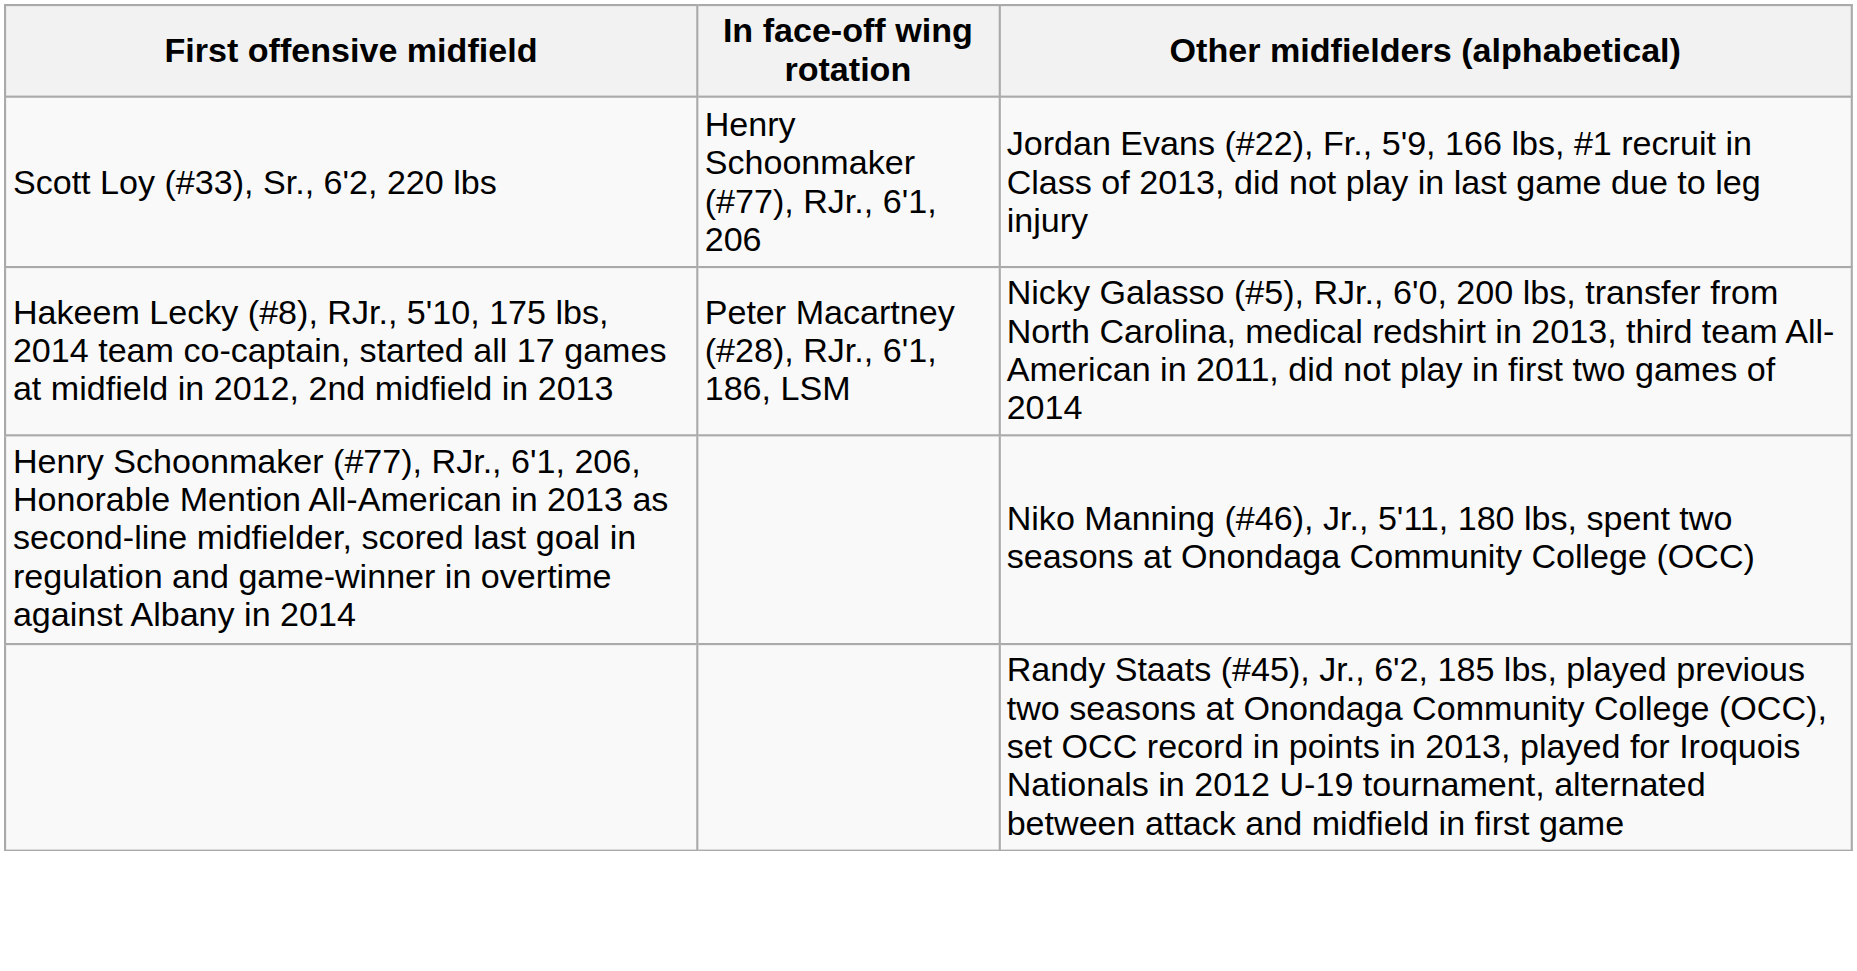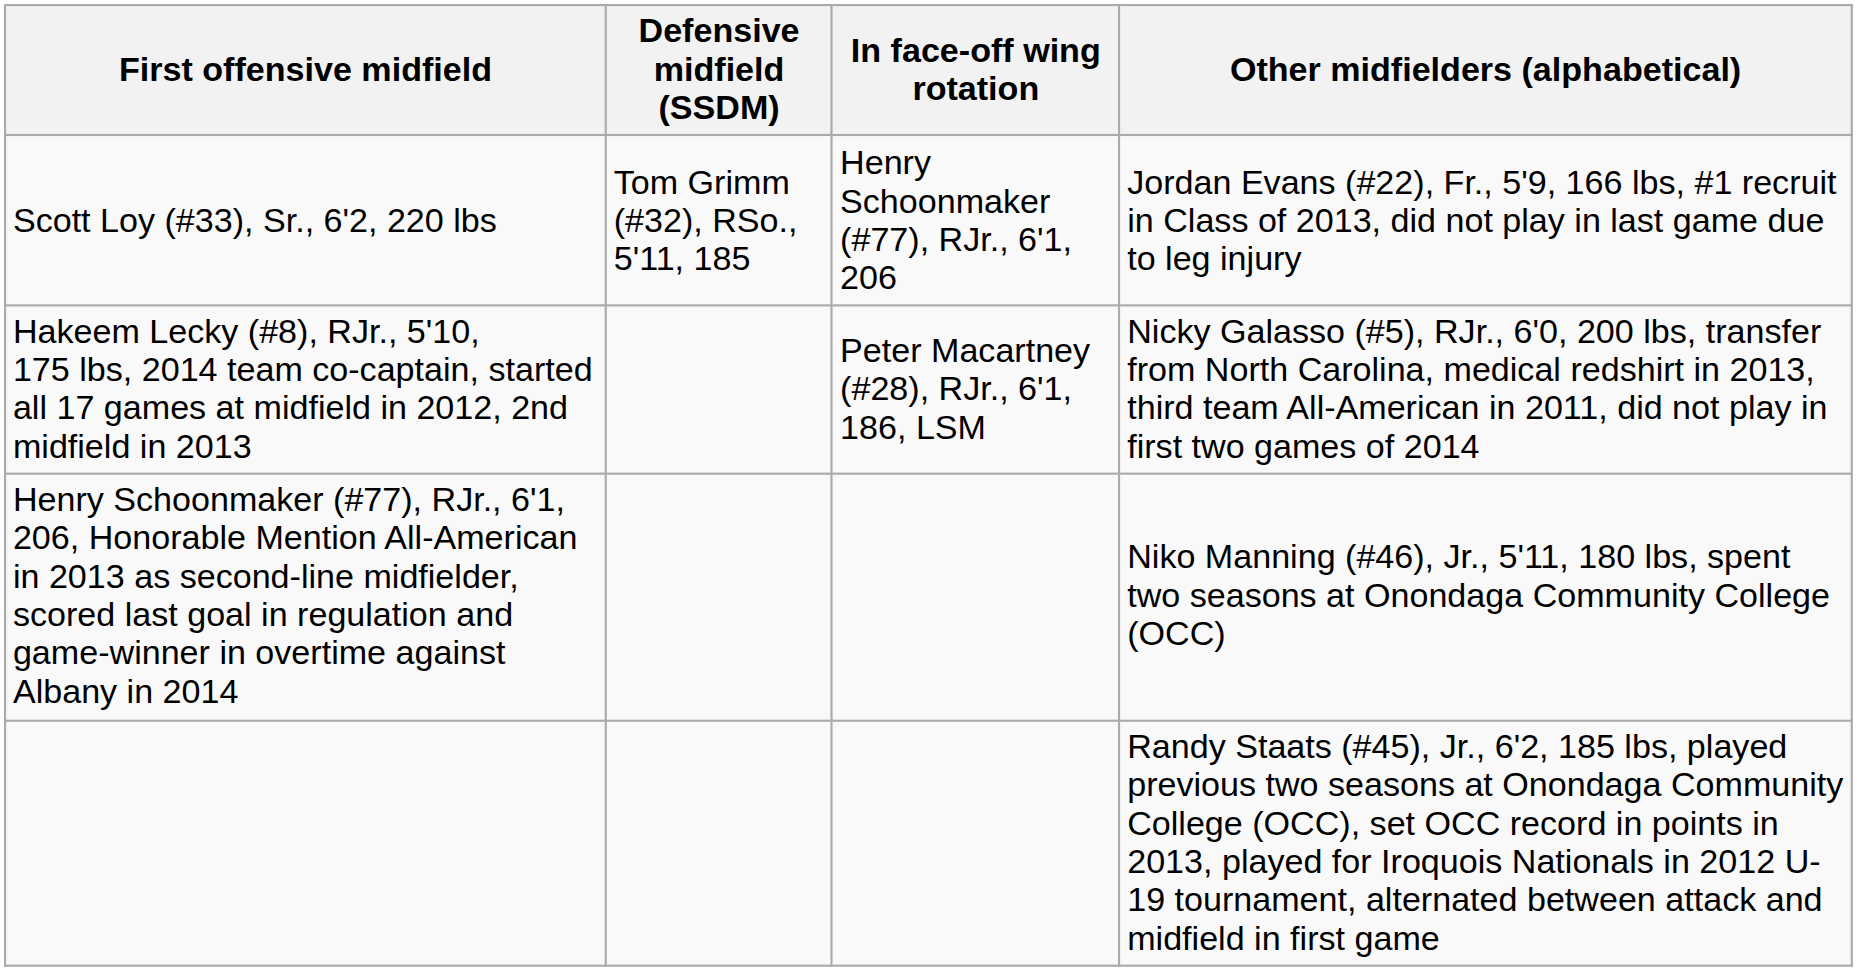+ column: (719, 69)
